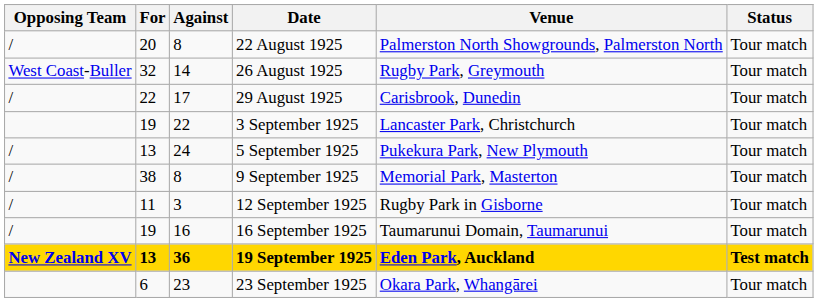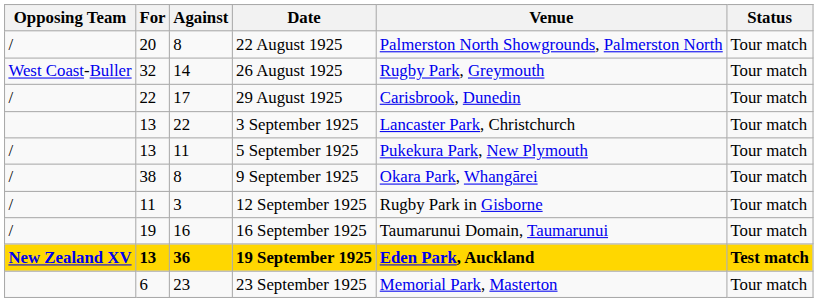(148, 124) 19 -> (148, 124) 13
(182, 151) 24 -> (181, 151) 11
(469, 177) Memorial Park, Masterton -> (459, 177) Okara Park, Whangārei
(459, 284) Okara Park, Whangārei -> (469, 284) Memorial Park, Masterton
